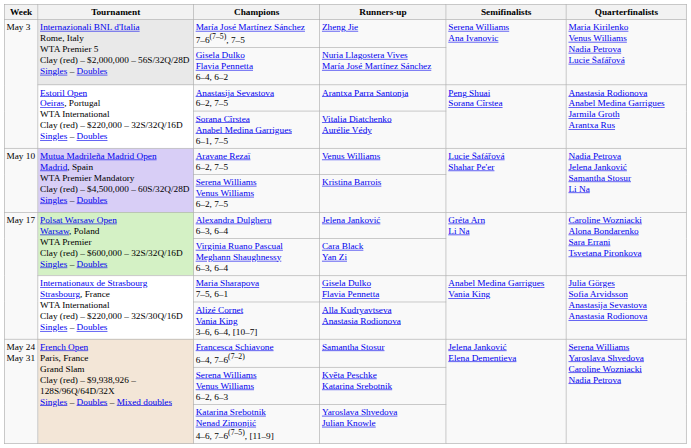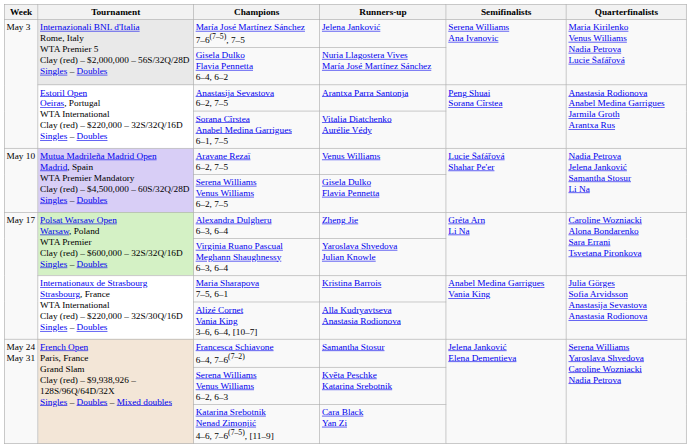(340, 27) Zheng Jie -> (351, 27) Jelena Janković
(352, 182) Kristina Barrois -> (351, 188) Gisela Dulko Flavia Pennetta
(351, 220) Jelena Janković -> (340, 220) Zheng Jie
(343, 251) Cara Black Yan Zi -> (360, 251) Yaroslava Shvedova Julian Knowle
(351, 289) Gisela Dulko Flavia Pennetta -> (352, 283) Kristina Barrois
(360, 417) Yaroslava Shvedova Julian Knowle -> (343, 417) Cara Black Yan Zi
